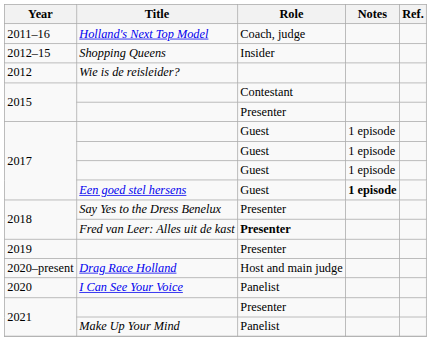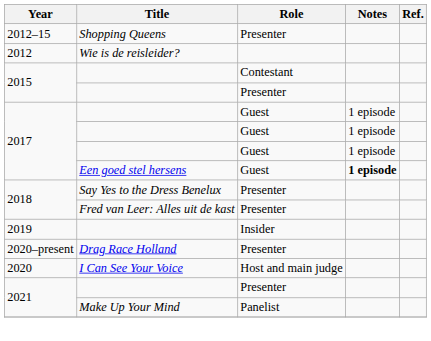- row: (29, 33)
(257, 53) Insider -> (263, 33) Presenter
(265, 229) bold -> (263, 209) normal
(263, 248) Presenter -> (257, 229) Insider
(291, 268) Host and main judge -> (263, 248) Presenter
(260, 287) Panelist -> (291, 268) Host and main judge
